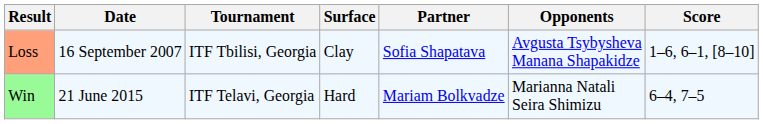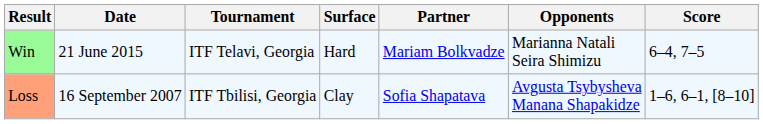rows swapped: (23, 51) <-> (21, 95)
